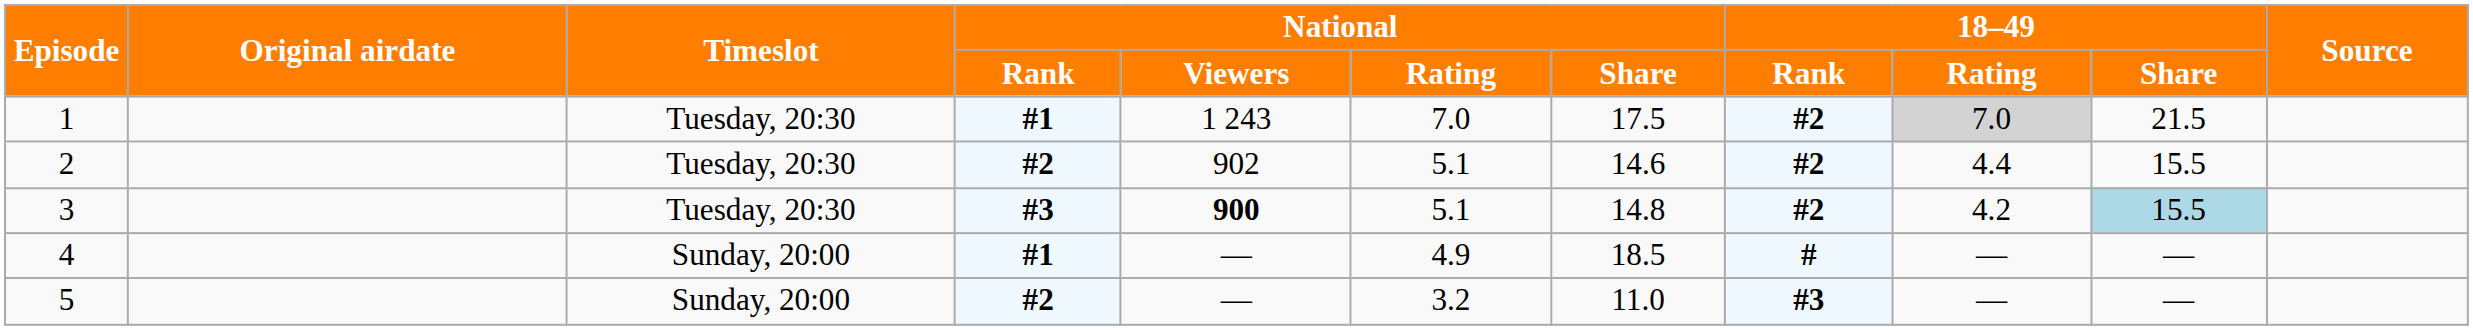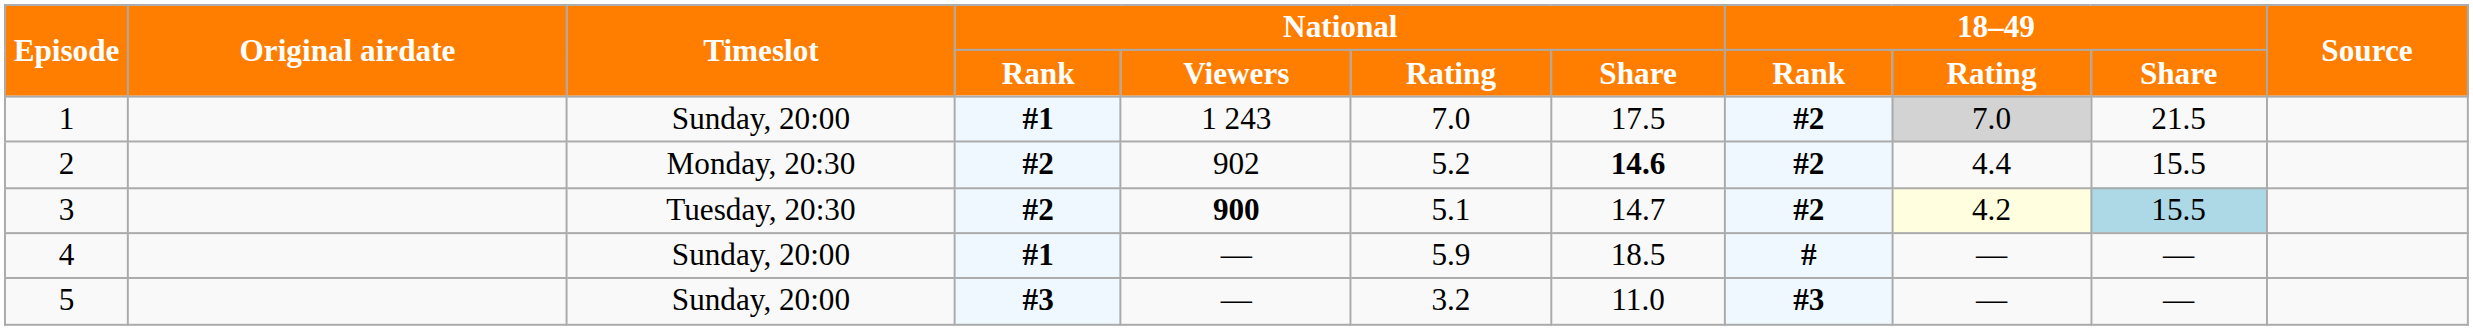(761, 118) Tuesday, 20:30 -> (761, 118) Sunday, 20:00
(761, 164) Tuesday, 20:30 -> (761, 164) Monday, 20:30
(1451, 164) 5.1 -> (1451, 164) 5.2
(1638, 164) normal -> (1638, 164) bold
(1038, 209) #3 -> (1038, 209) #2
(1638, 209) 14.8 -> (1638, 209) 14.7
(1992, 209) no background -> (1992, 209) lightyellow background
(1451, 255) 4.9 -> (1451, 255) 5.9
(1038, 300) #2 -> (1038, 300) #3
